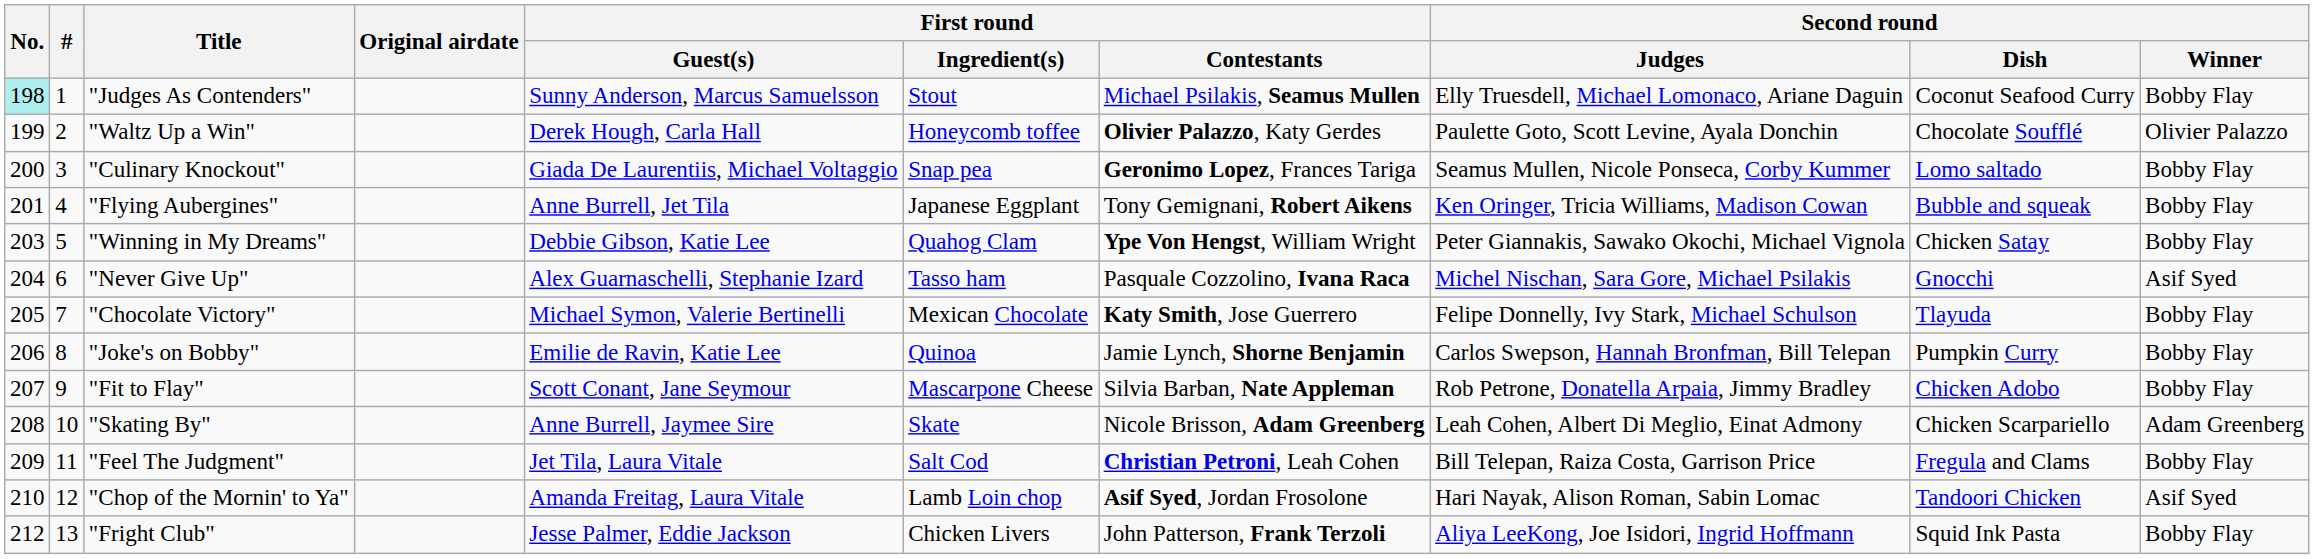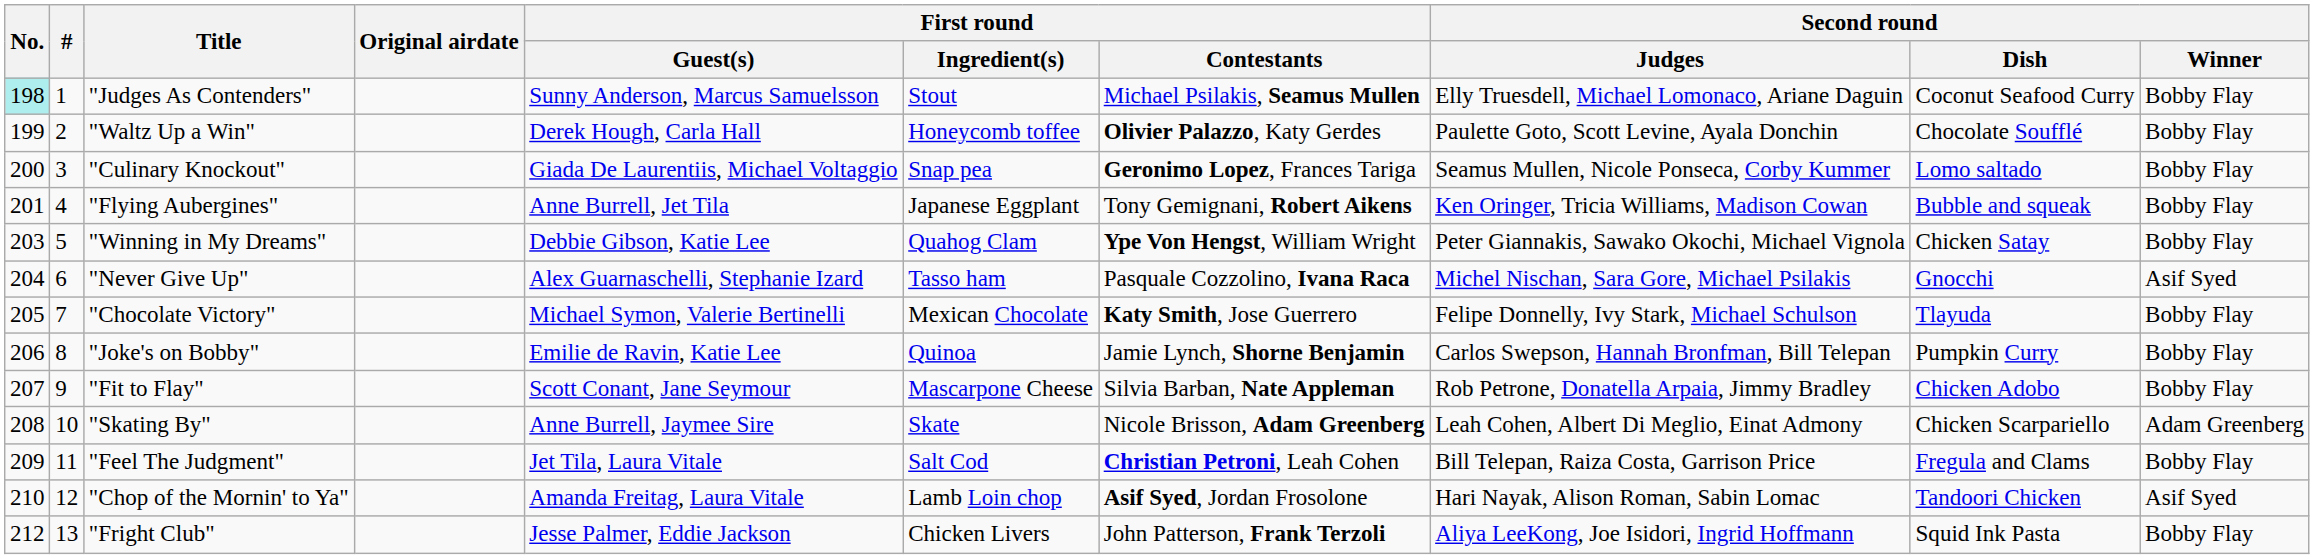(2216, 132) Olivier Palazzo -> (2199, 132) Bobby Flay
